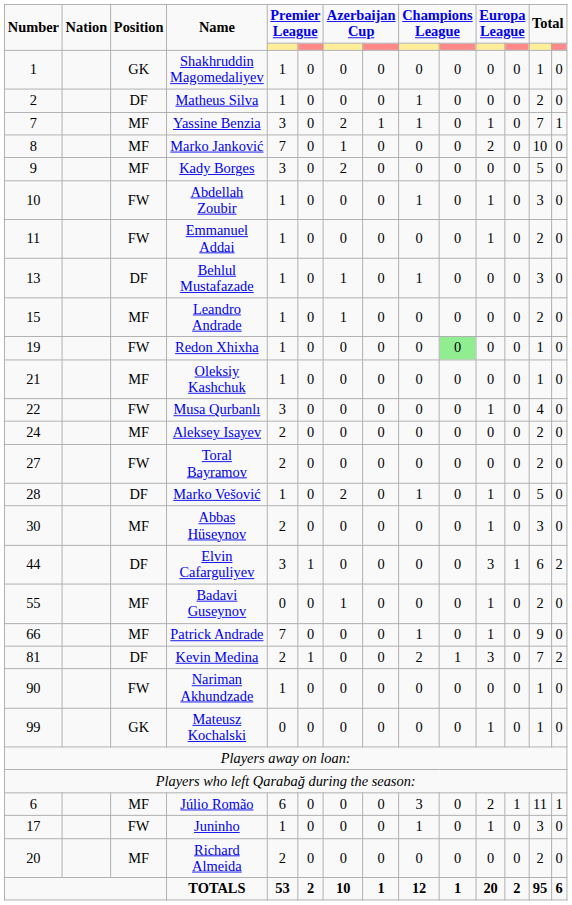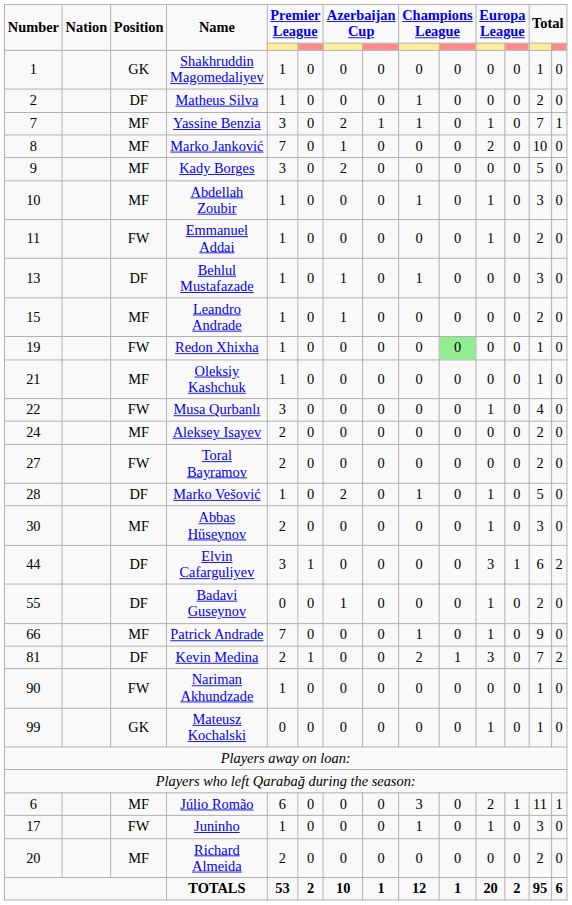(139, 200) FW -> (139, 200) MF
(139, 603) MF -> (139, 603) DF
